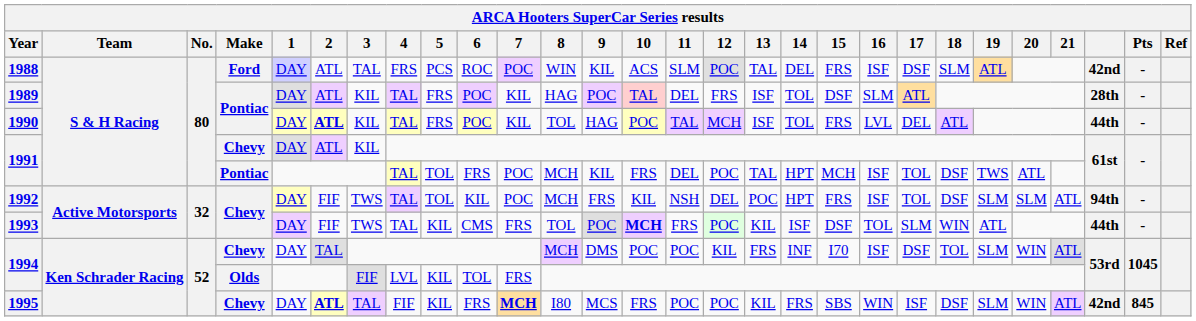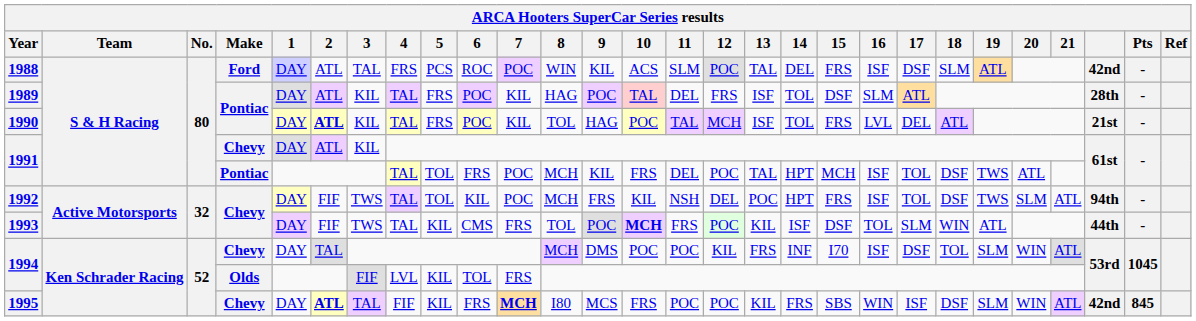(1105, 121) 44th -> (1105, 121) 21st
(993, 199) SLM -> (993, 199) TWS
